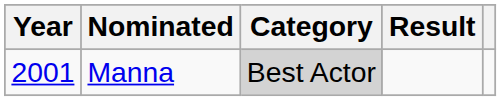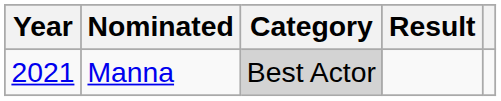(43, 71) 2001 -> (43, 71) 2021
